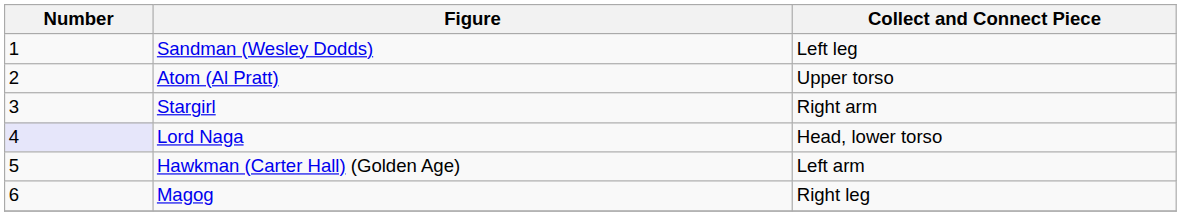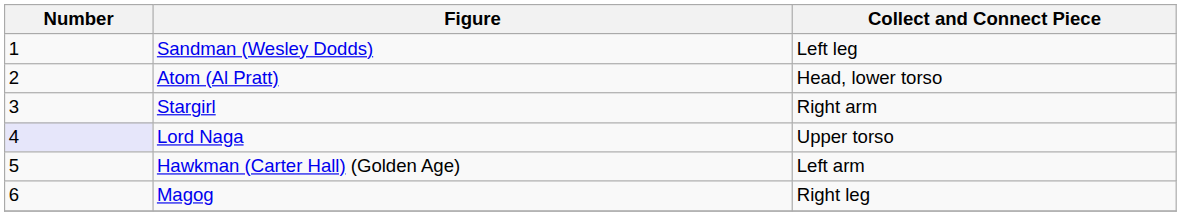(845, 78) Upper torso -> (869, 78) Head, lower torso
(869, 136) Head, lower torso -> (845, 136) Upper torso
